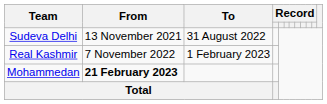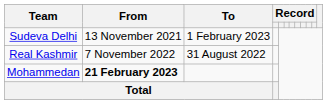(226, 36) 31 August 2022 -> (228, 36) 1 February 2023
(228, 54) 1 February 2023 -> (226, 54) 31 August 2022
